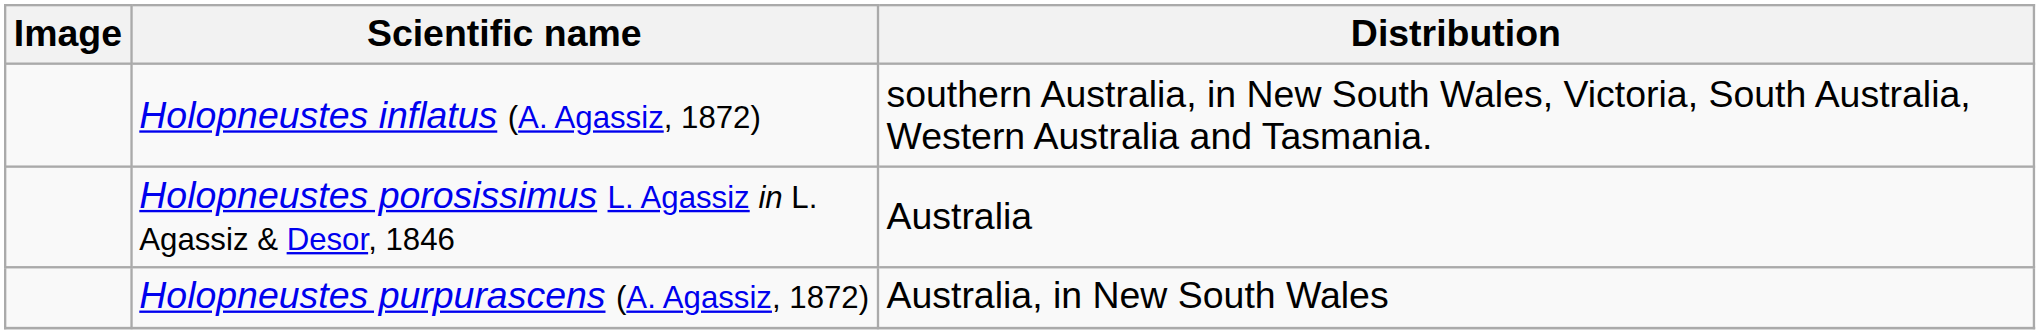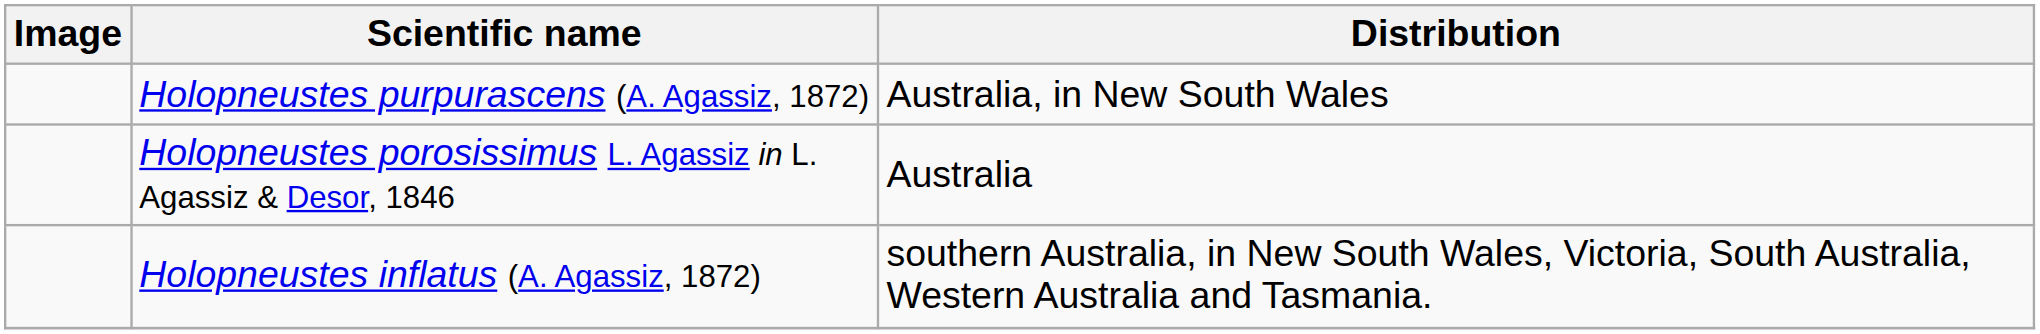rows swapped: (450, 114) <-> (504, 296)
